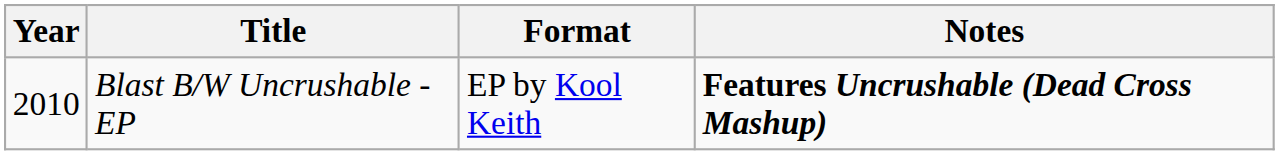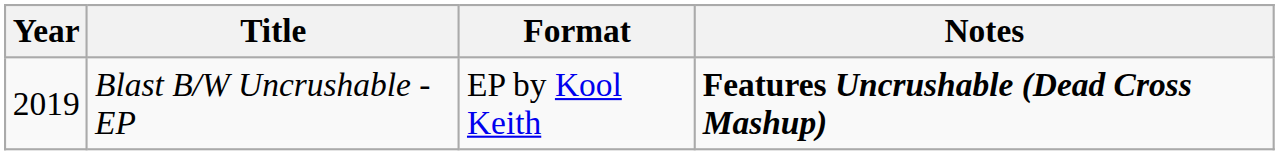(46, 102) 2010 -> (46, 102) 2019
